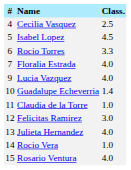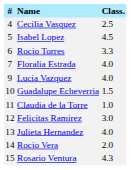(107, 91) 1.4 -> (107, 91) 1.5
(107, 145) 1.0 -> (107, 145) 2.0
(107, 158) 4.0 -> (107, 158) 4.3
